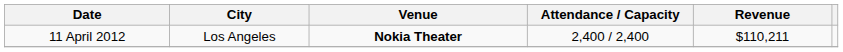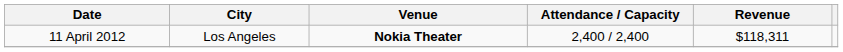(762, 36) $110,211 -> (762, 36) $118,311
